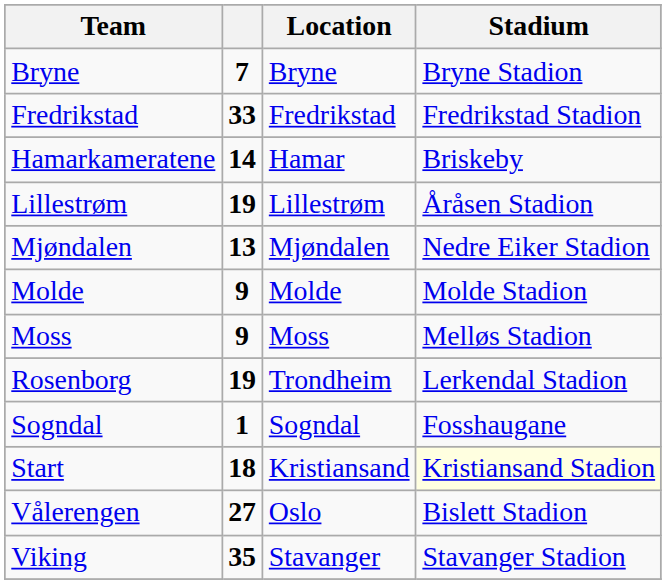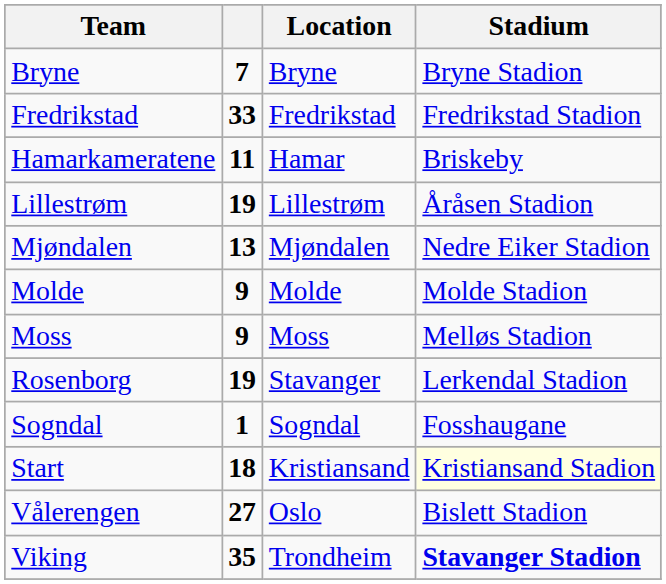(242, 159) 14 -> (242, 159) 11
(330, 379) Trondheim -> (324, 379) Stavanger
(324, 556) Stavanger -> (330, 556) Trondheim
(524, 556) normal -> (532, 556) bold
